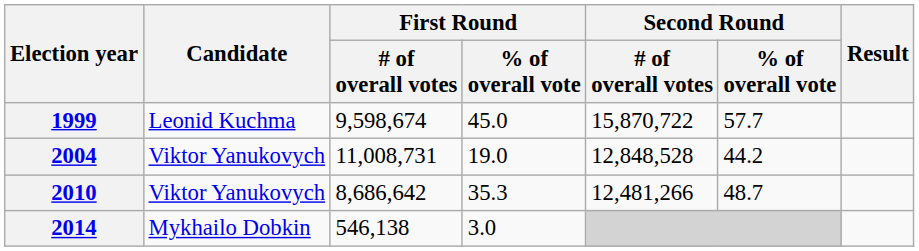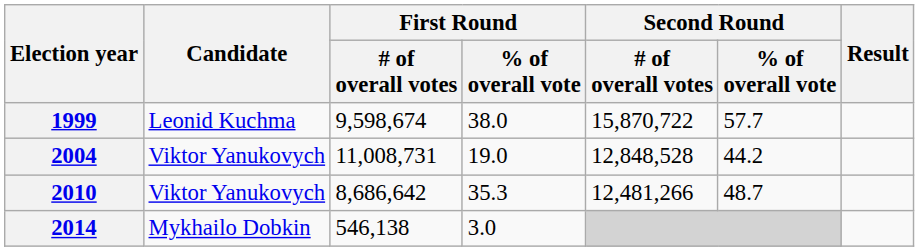(488, 120) 45.0 -> (488, 120) 38.0
